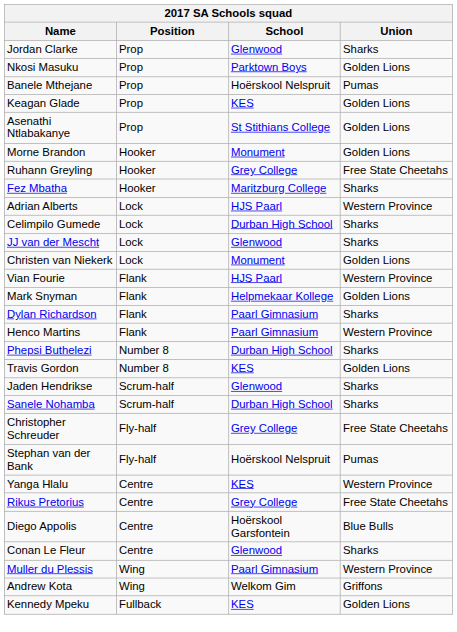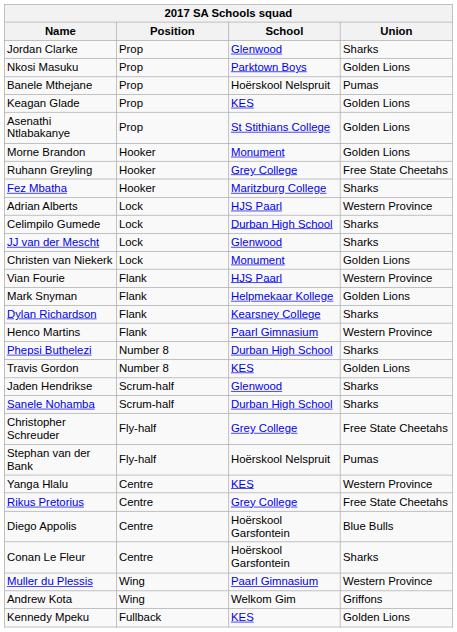(275, 314) Paarl Gimnasium -> (276, 314) Kearsney College
(257, 551) Glenwood -> (260, 557) Hoërskool Garsfontein
